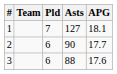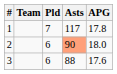(73, 28) 127 -> (72, 28) 117
(97, 28) 18.1 -> (97, 28) 17.8
(70, 45) no background -> (70, 45) lightsalmon background
(97, 45) 17.7 -> (97, 45) 18.0
